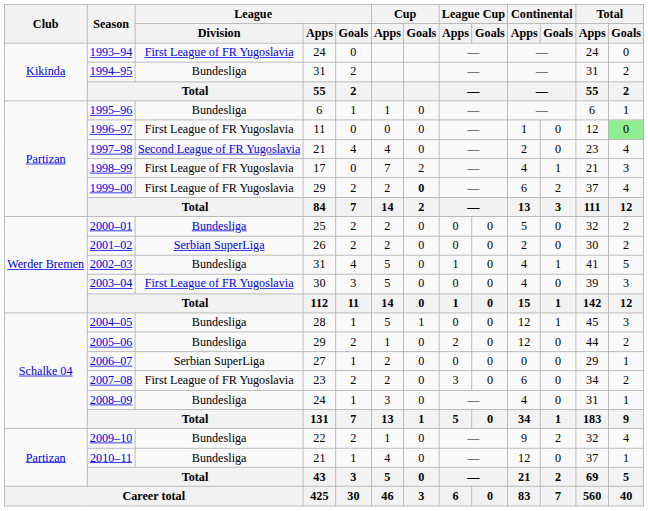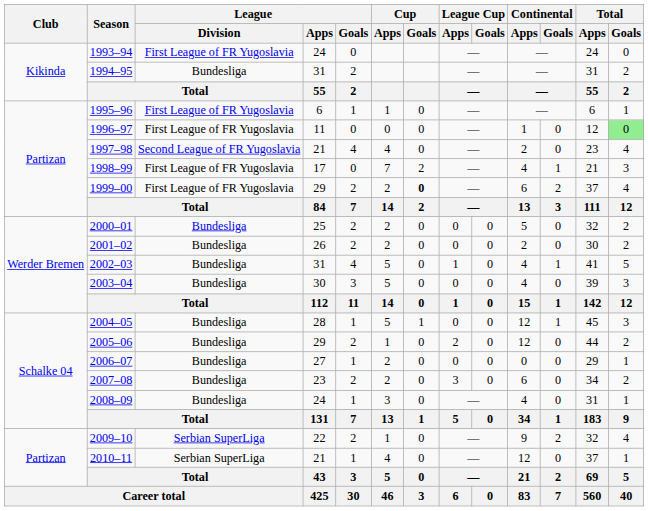(219, 110) Bundesliga -> (219, 110) First League of FR Yugoslavia
(219, 245) Serbian SuperLiga -> (219, 245) Bundesliga
(219, 284) First League of FR Yugoslavia -> (219, 284) Bundesliga
(219, 361) Serbian SuperLiga -> (219, 361) Bundesliga
(219, 380) First League of FR Yugoslavia -> (219, 380) Bundesliga
(219, 438) Bundesliga -> (219, 438) Serbian SuperLiga
(219, 457) Bundesliga -> (219, 457) Serbian SuperLiga
